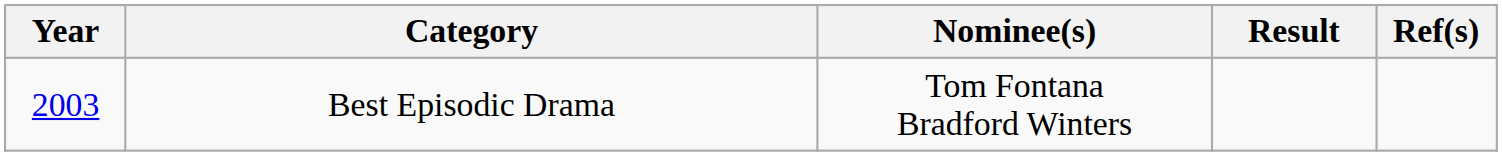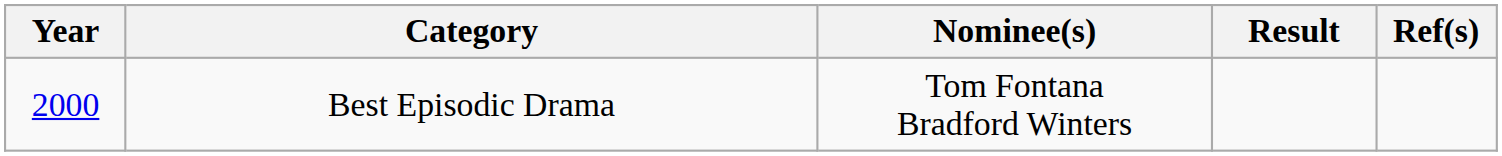(66, 103) 2003 -> (66, 103) 2000
